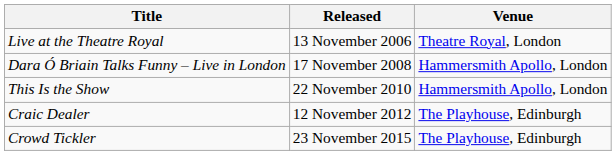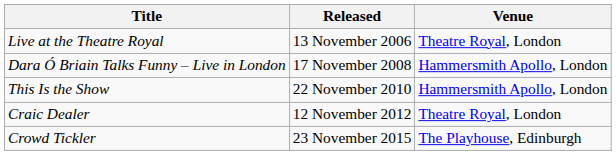(500, 114) The Playhouse, Edinburgh -> (490, 114) Theatre Royal, London
